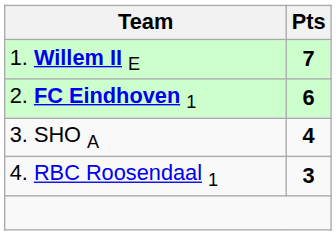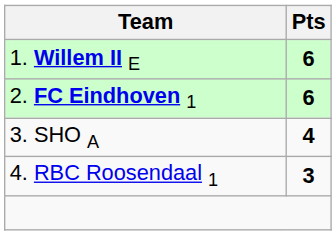(309, 59) 7 -> (309, 59) 6
